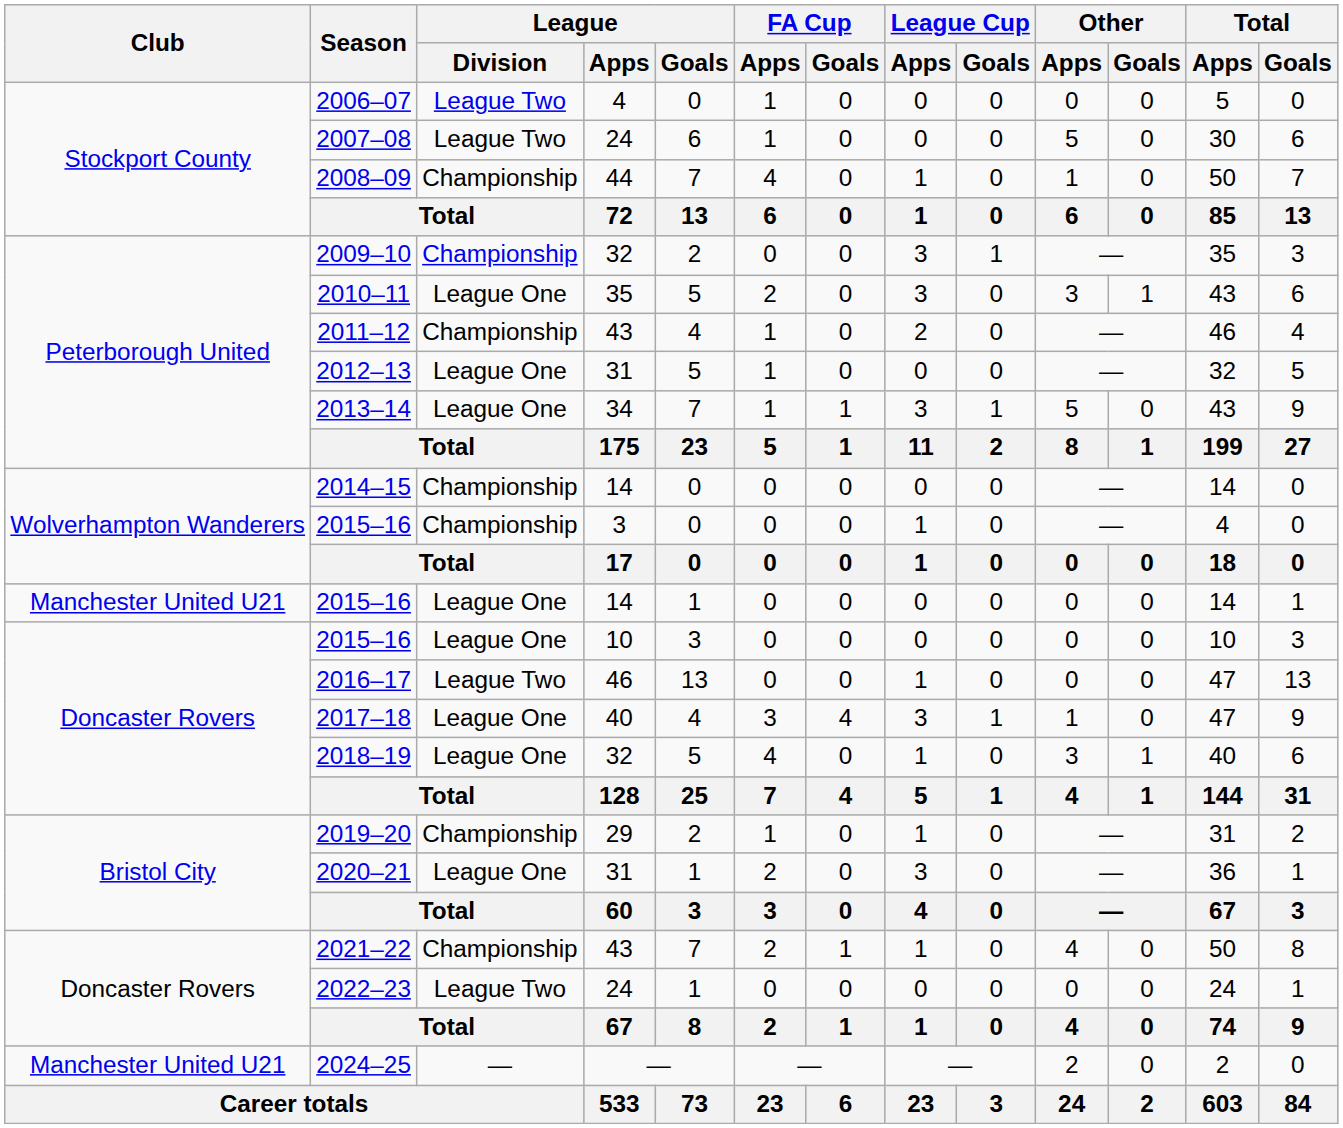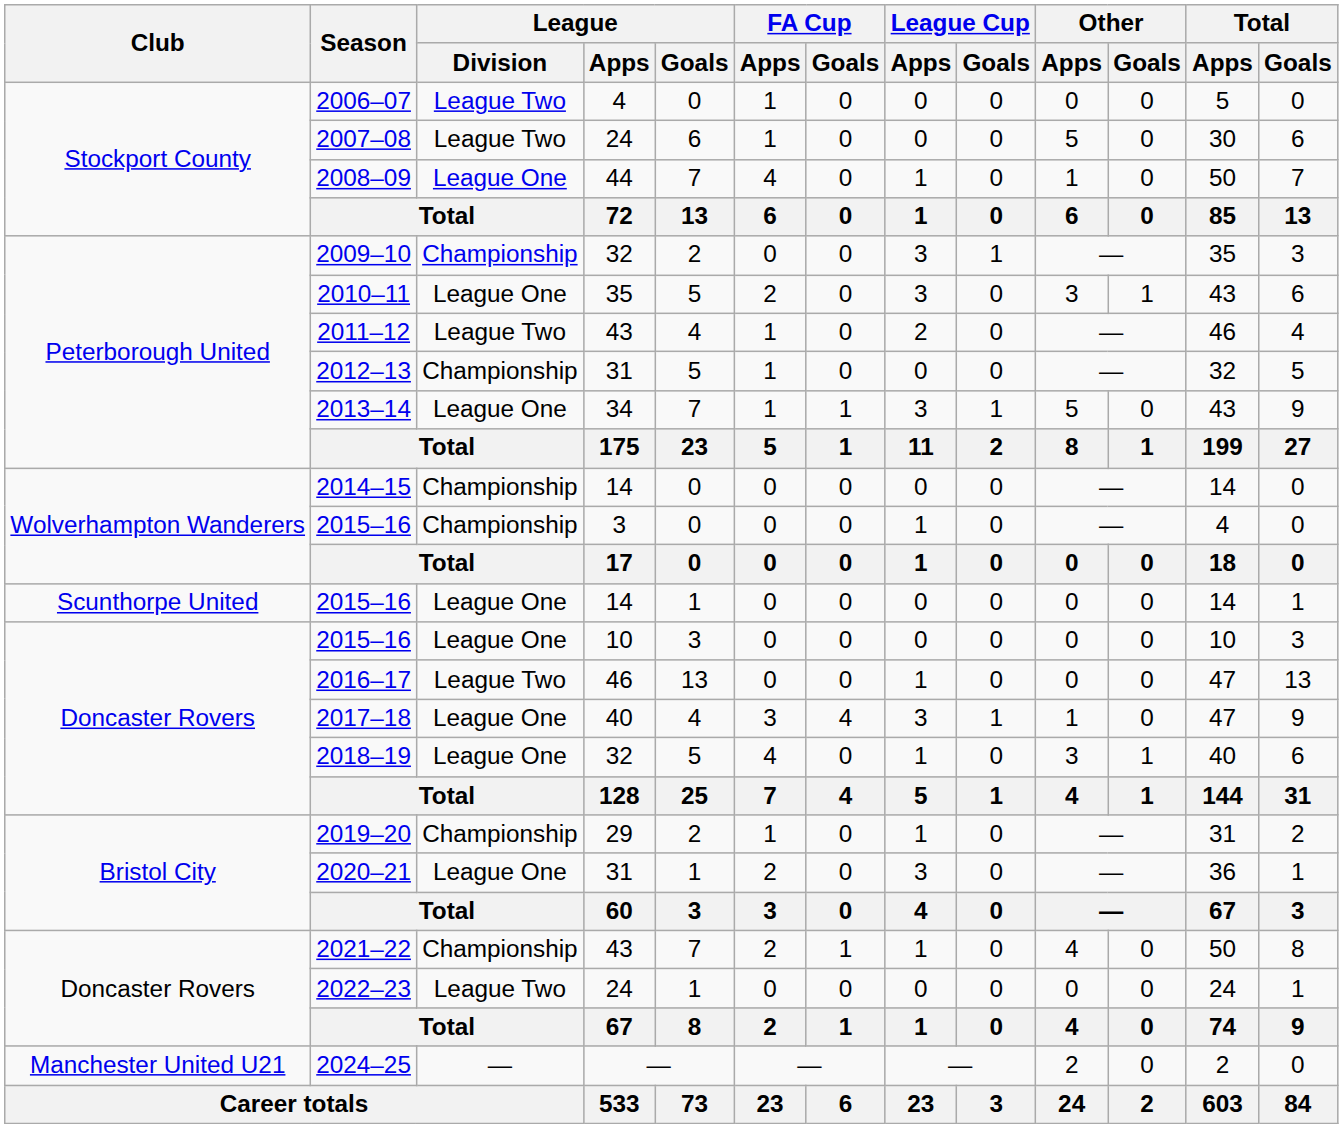(500, 178) Championship -> (500, 178) League One
(500, 332) Championship -> (500, 332) League Two
(500, 370) League One -> (500, 370) Championship
(158, 602) Manchester United U21 -> (158, 602) Scunthorpe United
